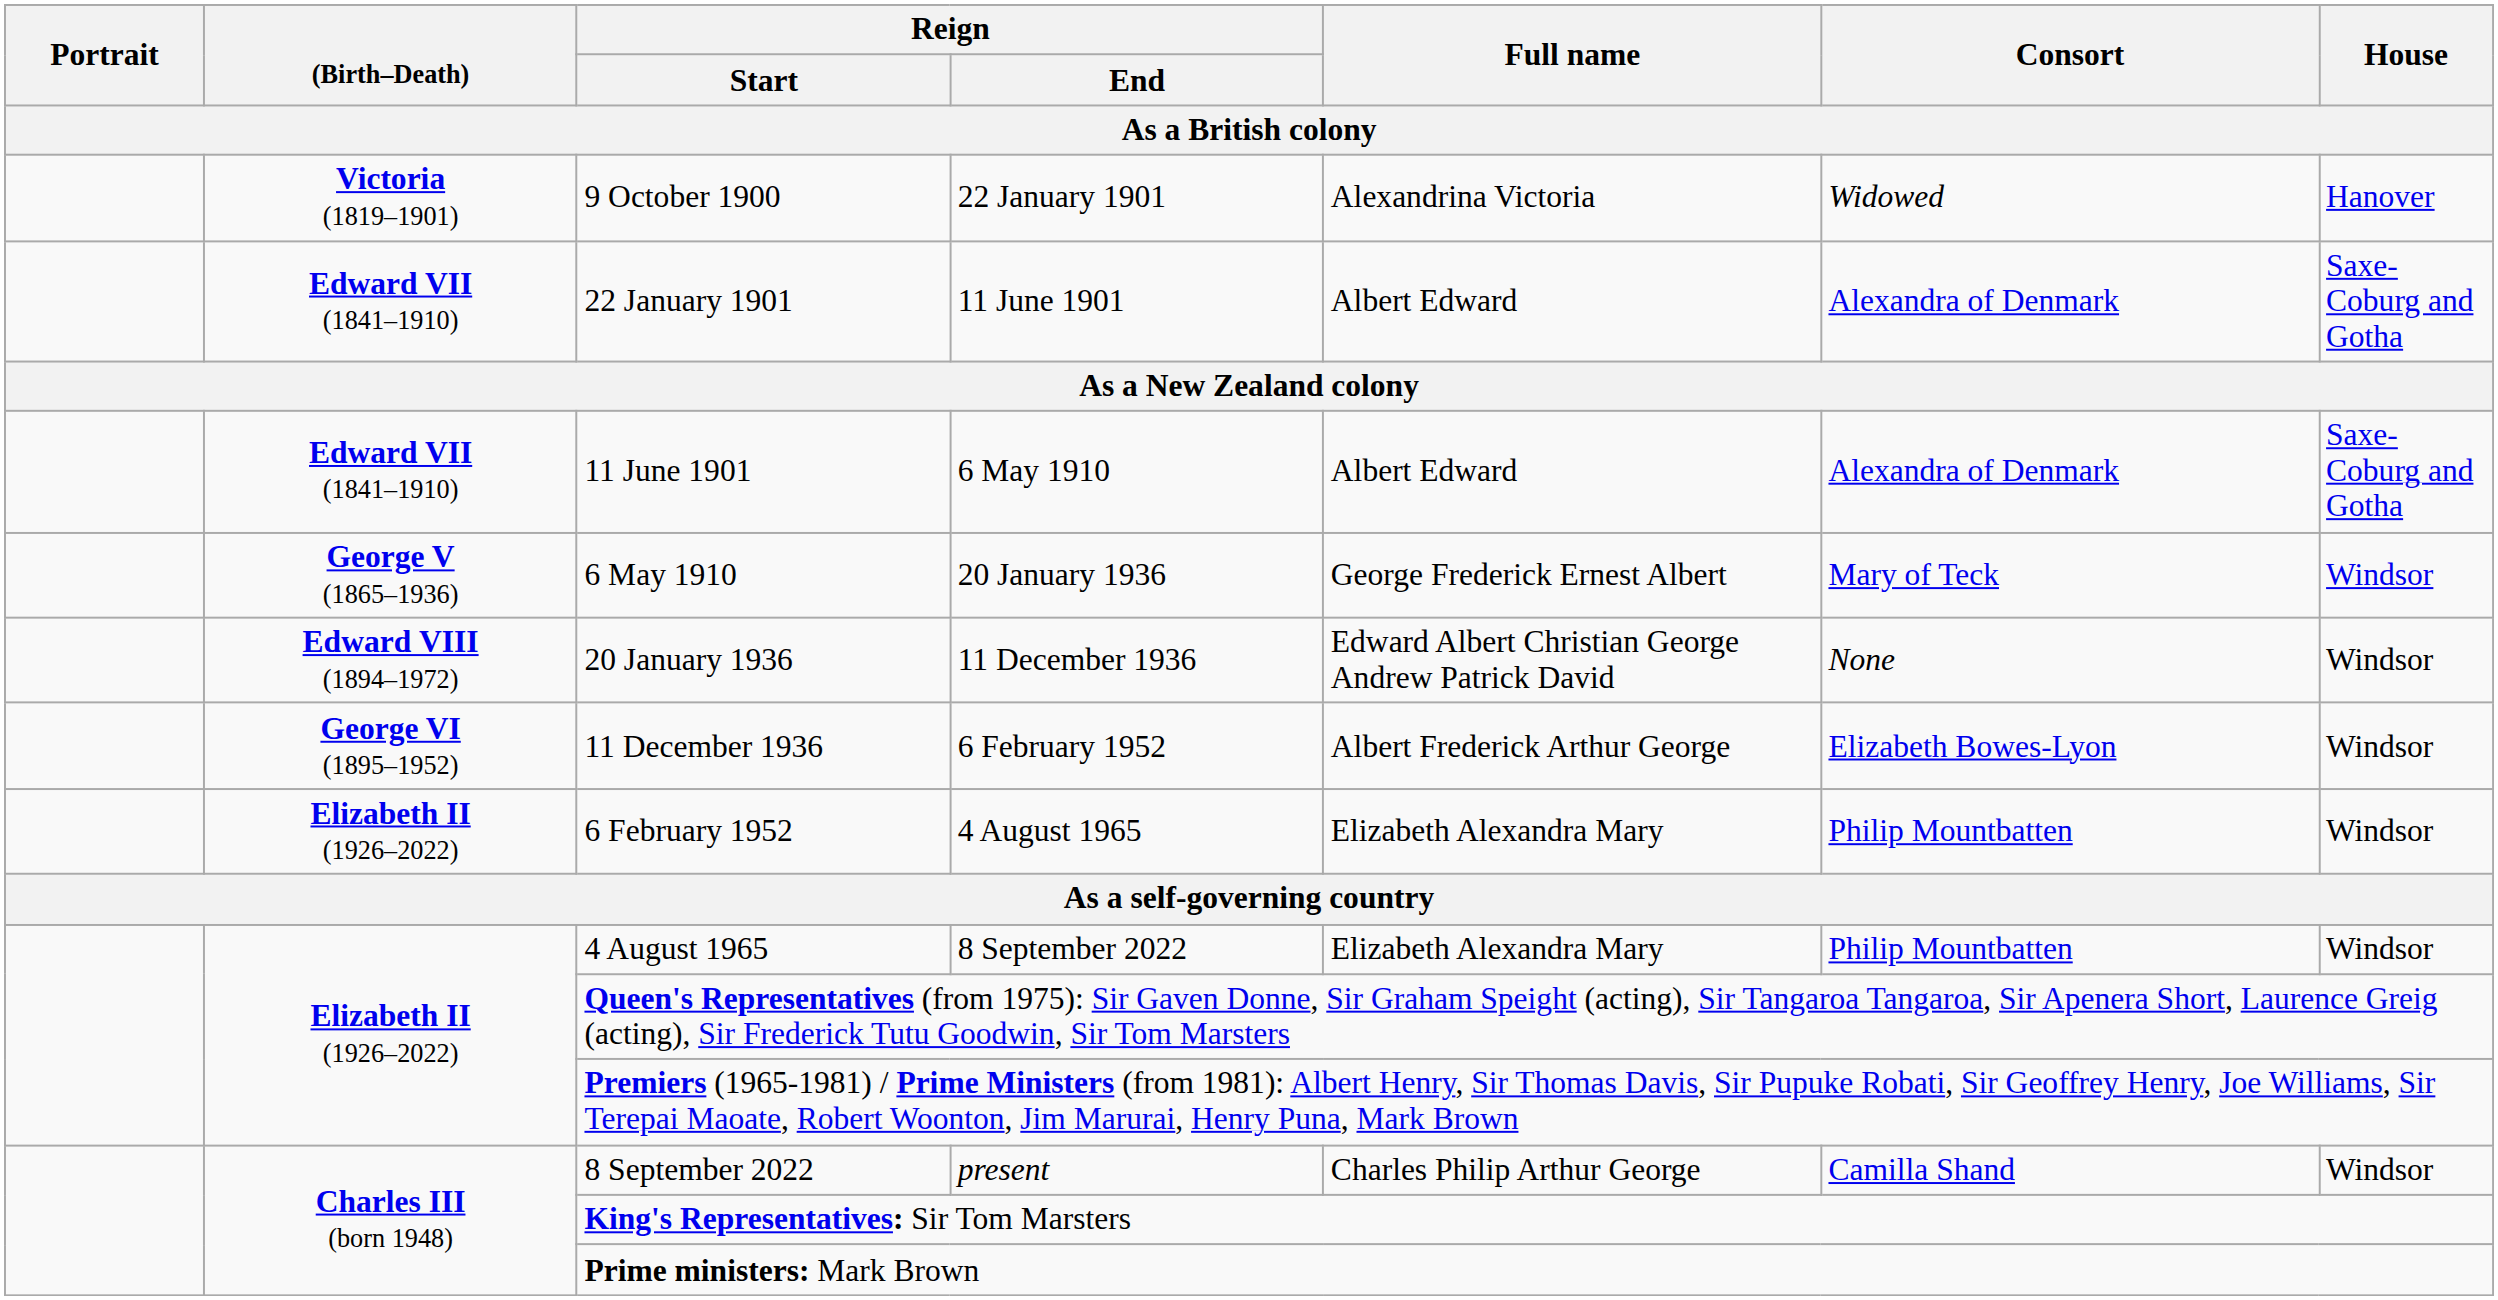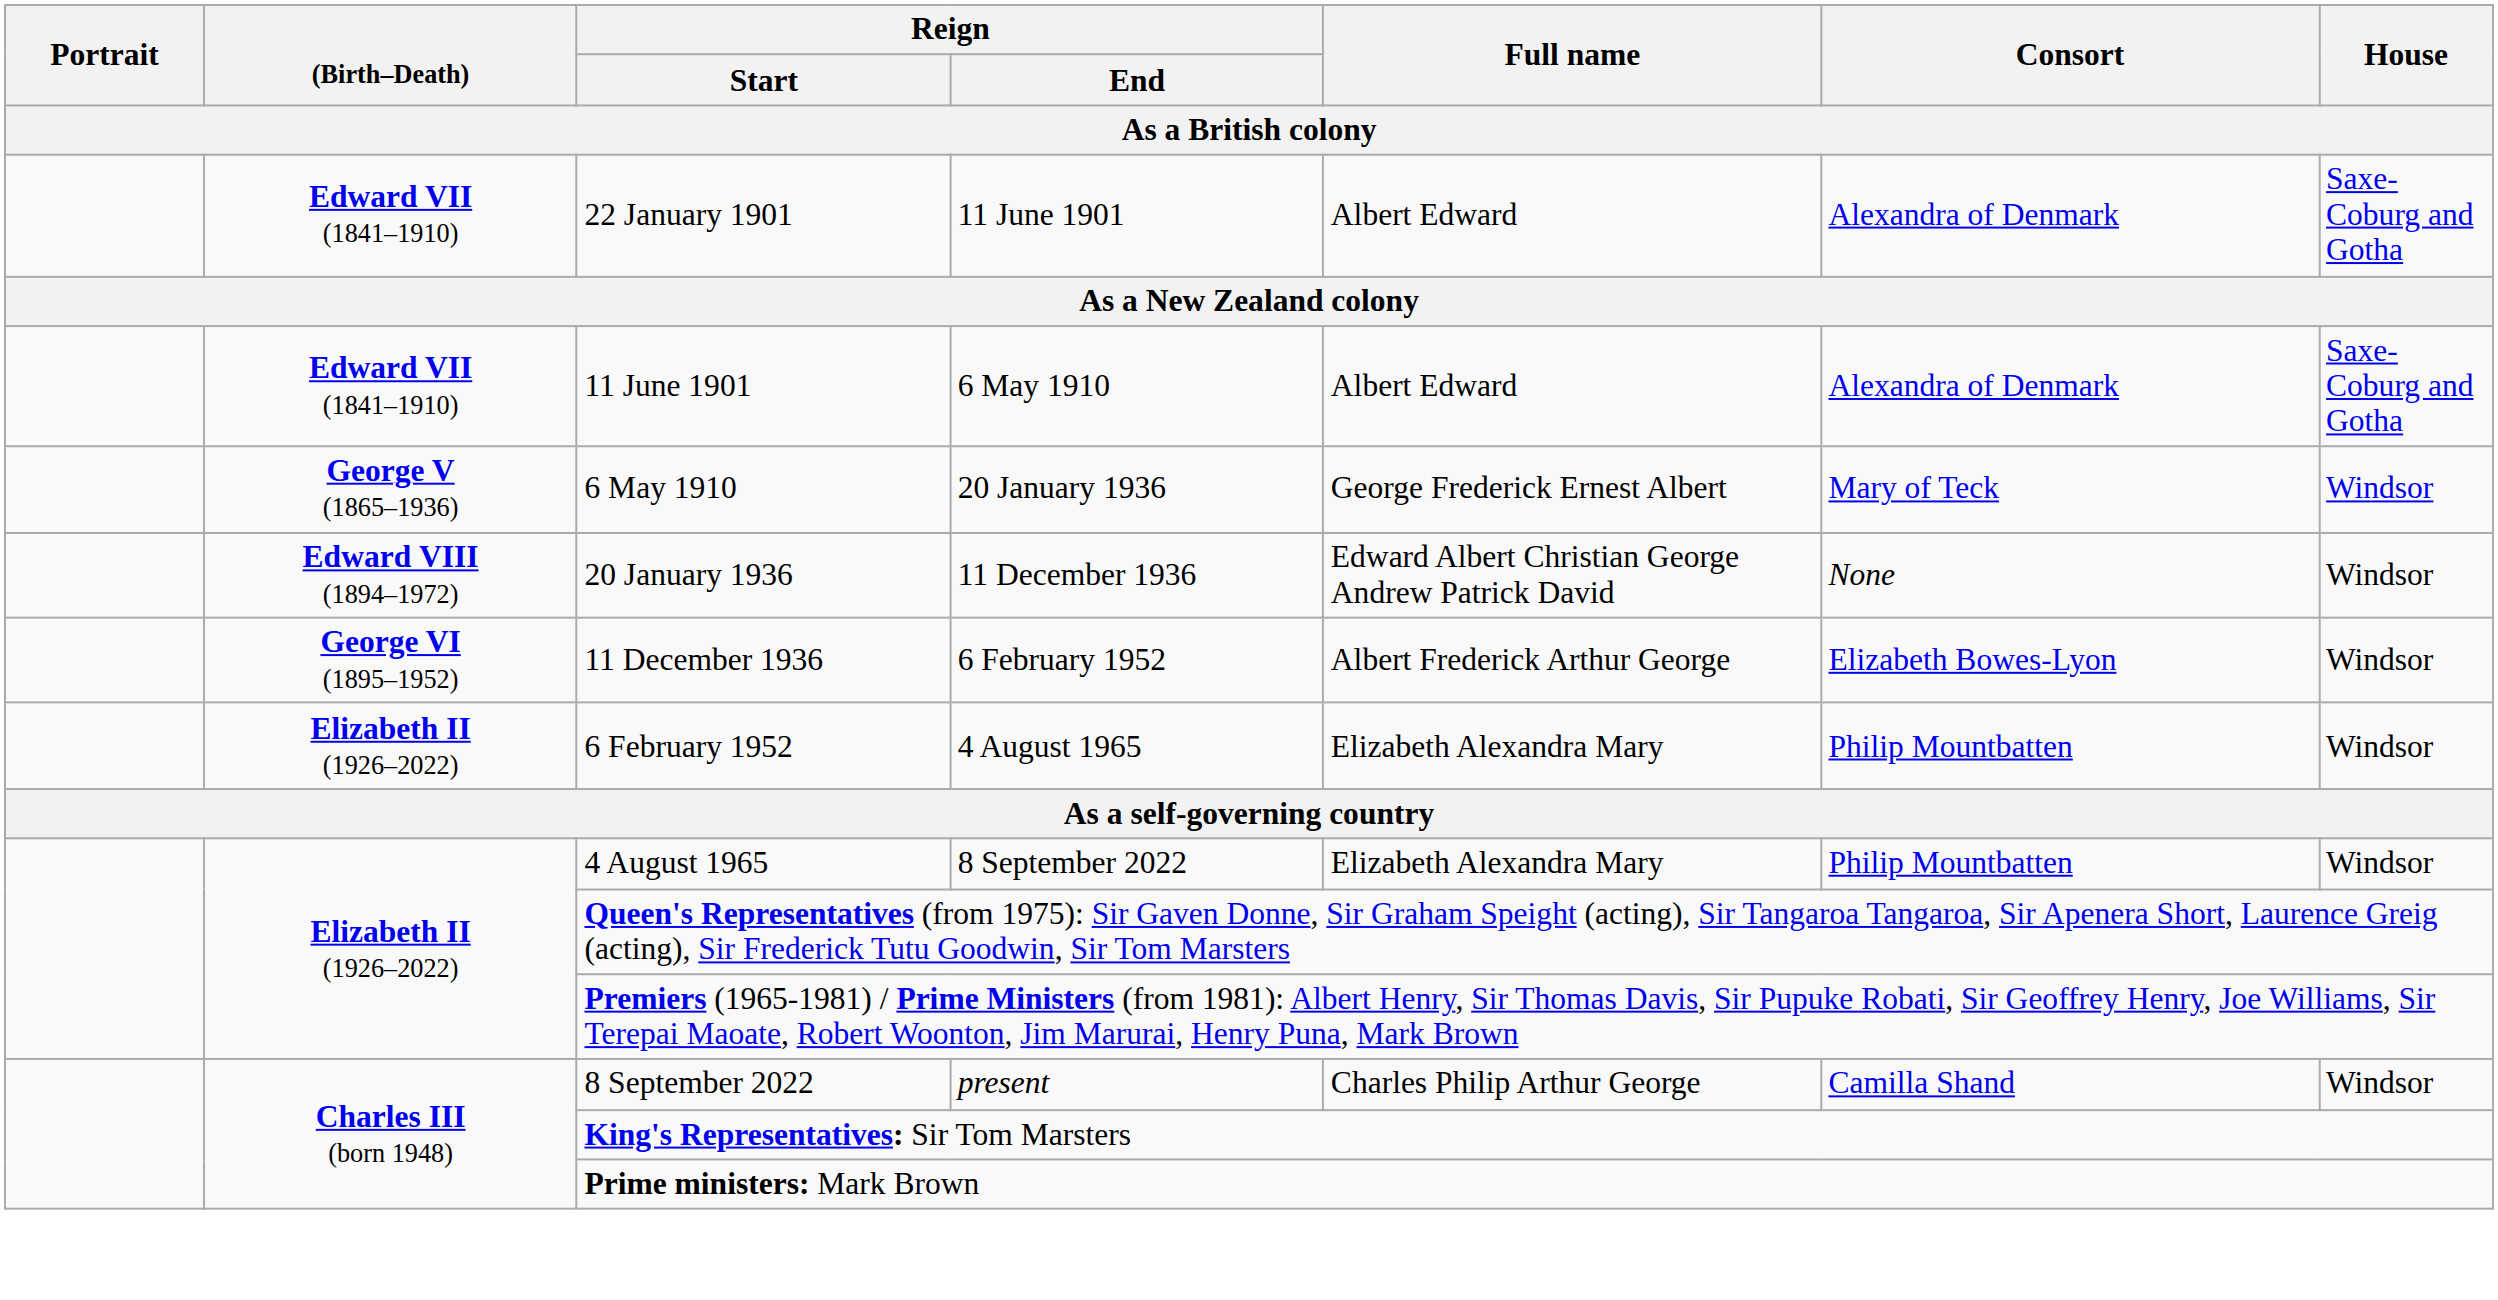- row: (683, 197)
